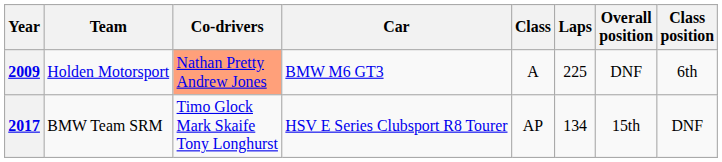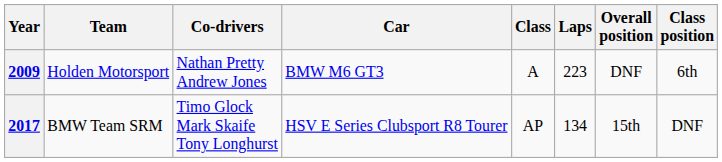(222, 72) lightsalmon background -> (222, 72) no background
(575, 72) 225 -> (575, 72) 223
